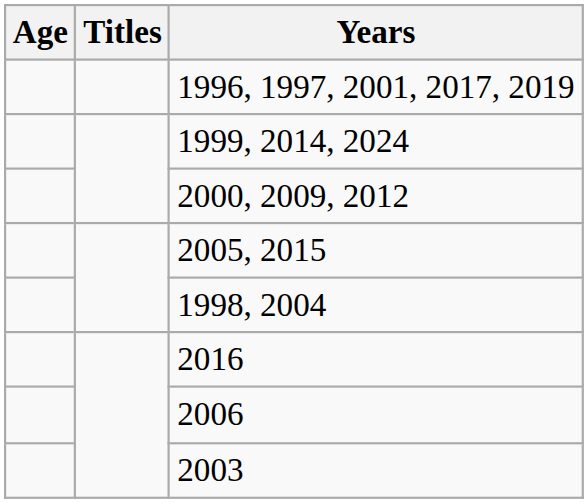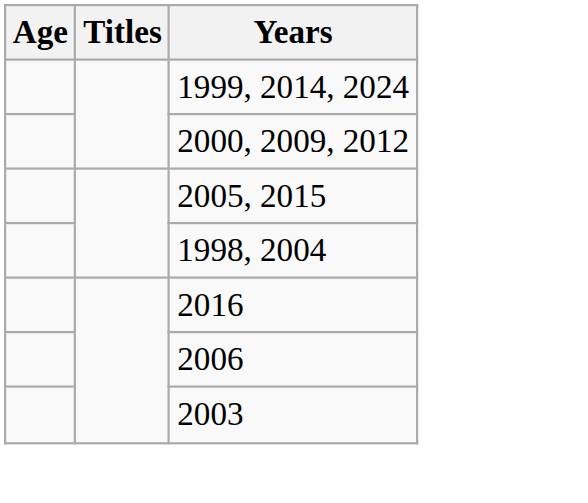- row: (376, 86)
